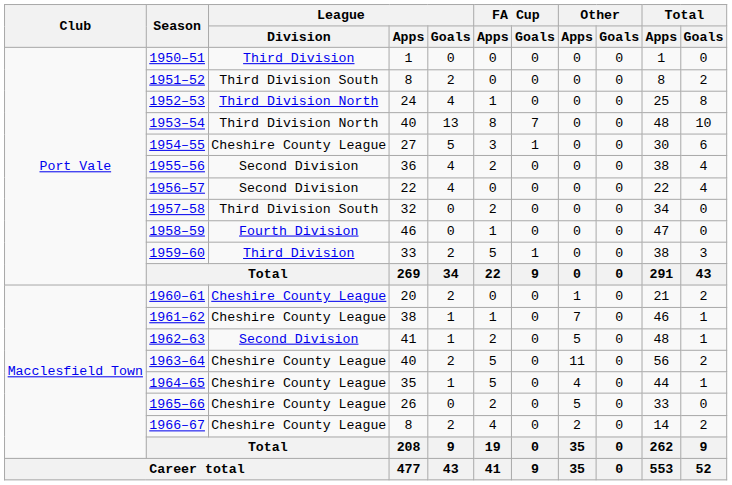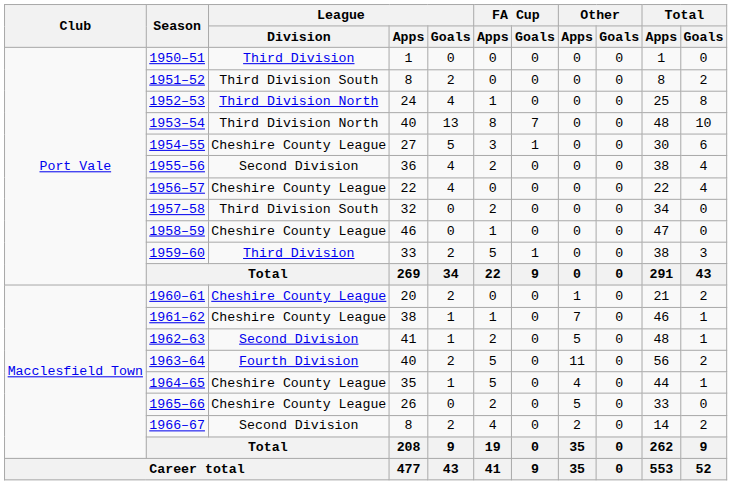(299, 188) Second Division -> (299, 188) Cheshire County League
(299, 231) Fourth Division -> (299, 231) Cheshire County League
(299, 361) Cheshire County League -> (299, 361) Fourth Division
(299, 426) Cheshire County League -> (299, 426) Second Division
